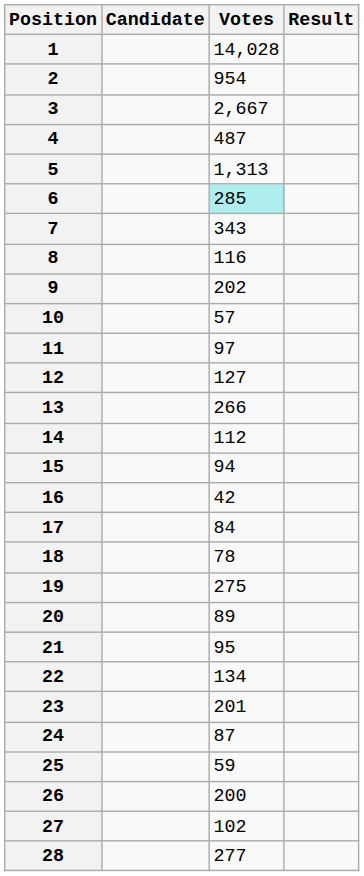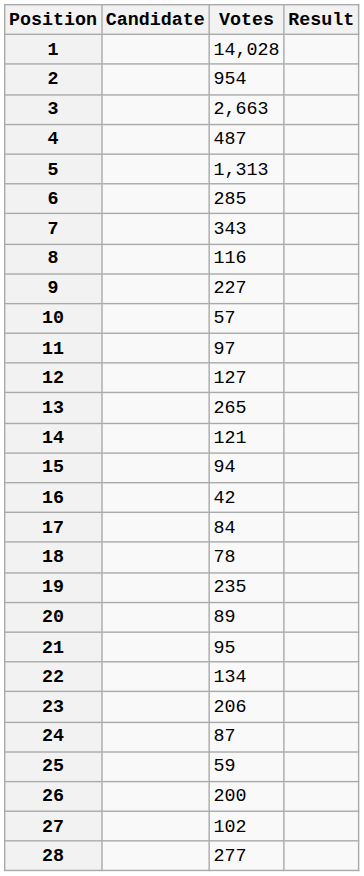(241, 109) 2,667 -> (241, 109) 2,663
(230, 199) paleturquoise background -> (230, 199) no background
(230, 289) 202 -> (230, 289) 227
(230, 408) 266 -> (230, 408) 265
(230, 438) 112 -> (230, 438) 121
(230, 587) 275 -> (230, 587) 235
(230, 707) 201 -> (230, 707) 206
